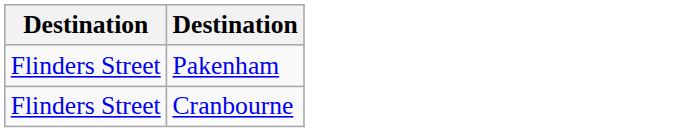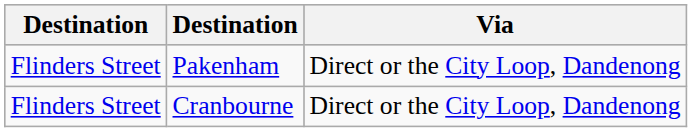+ column: (495, 24)
